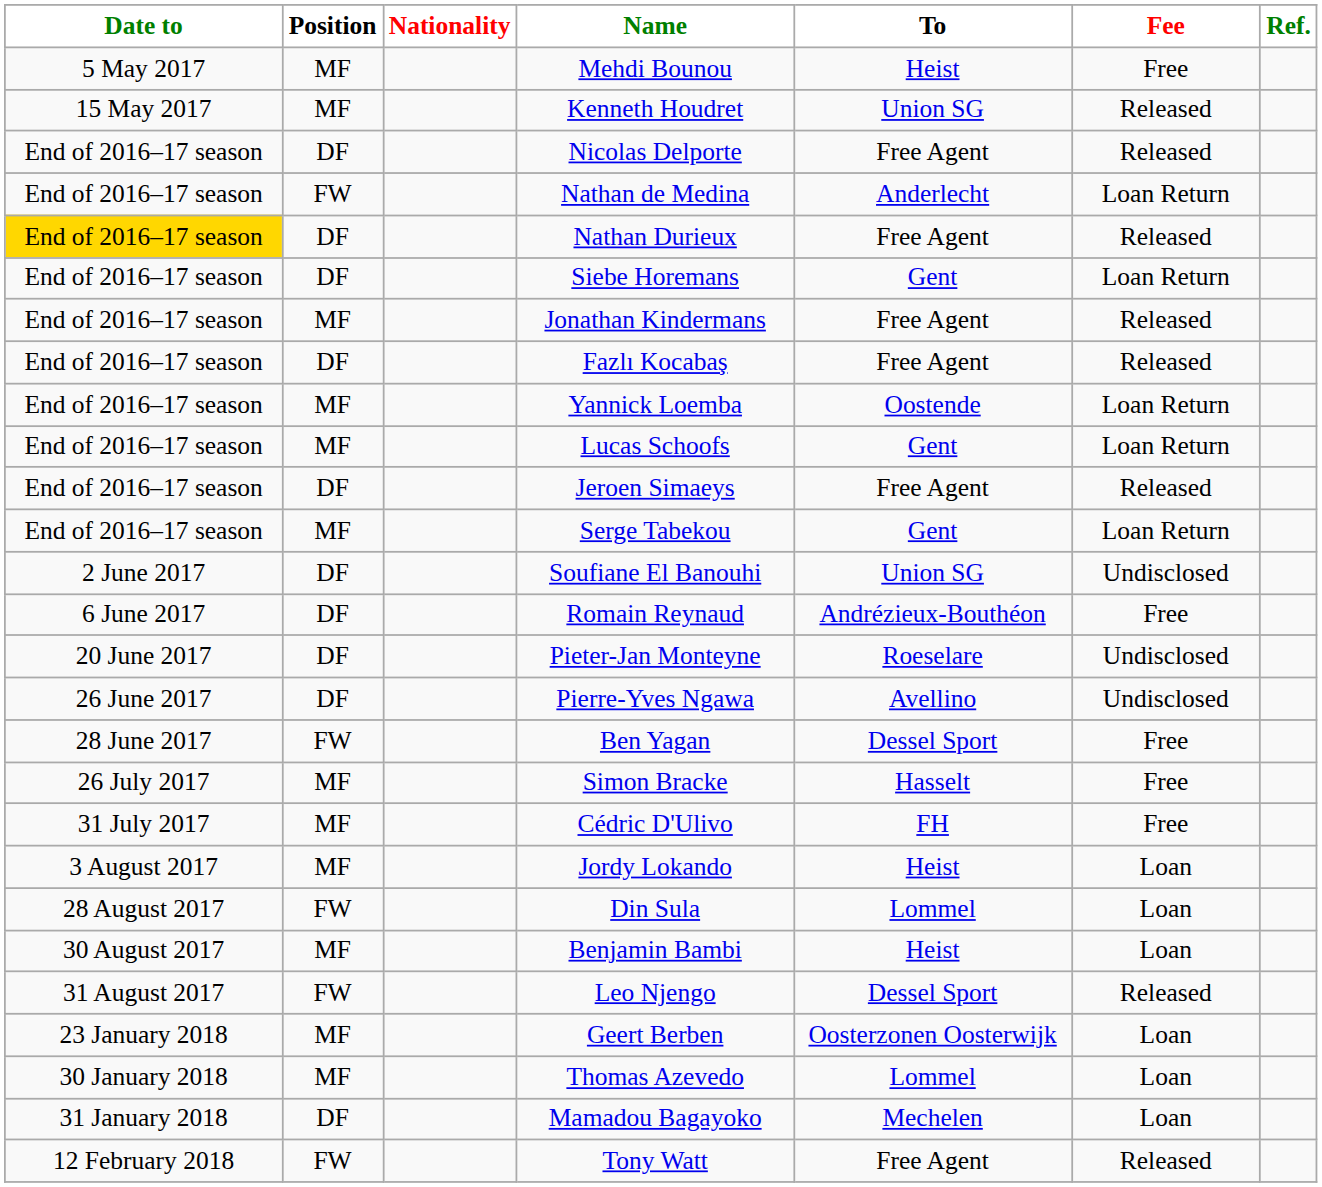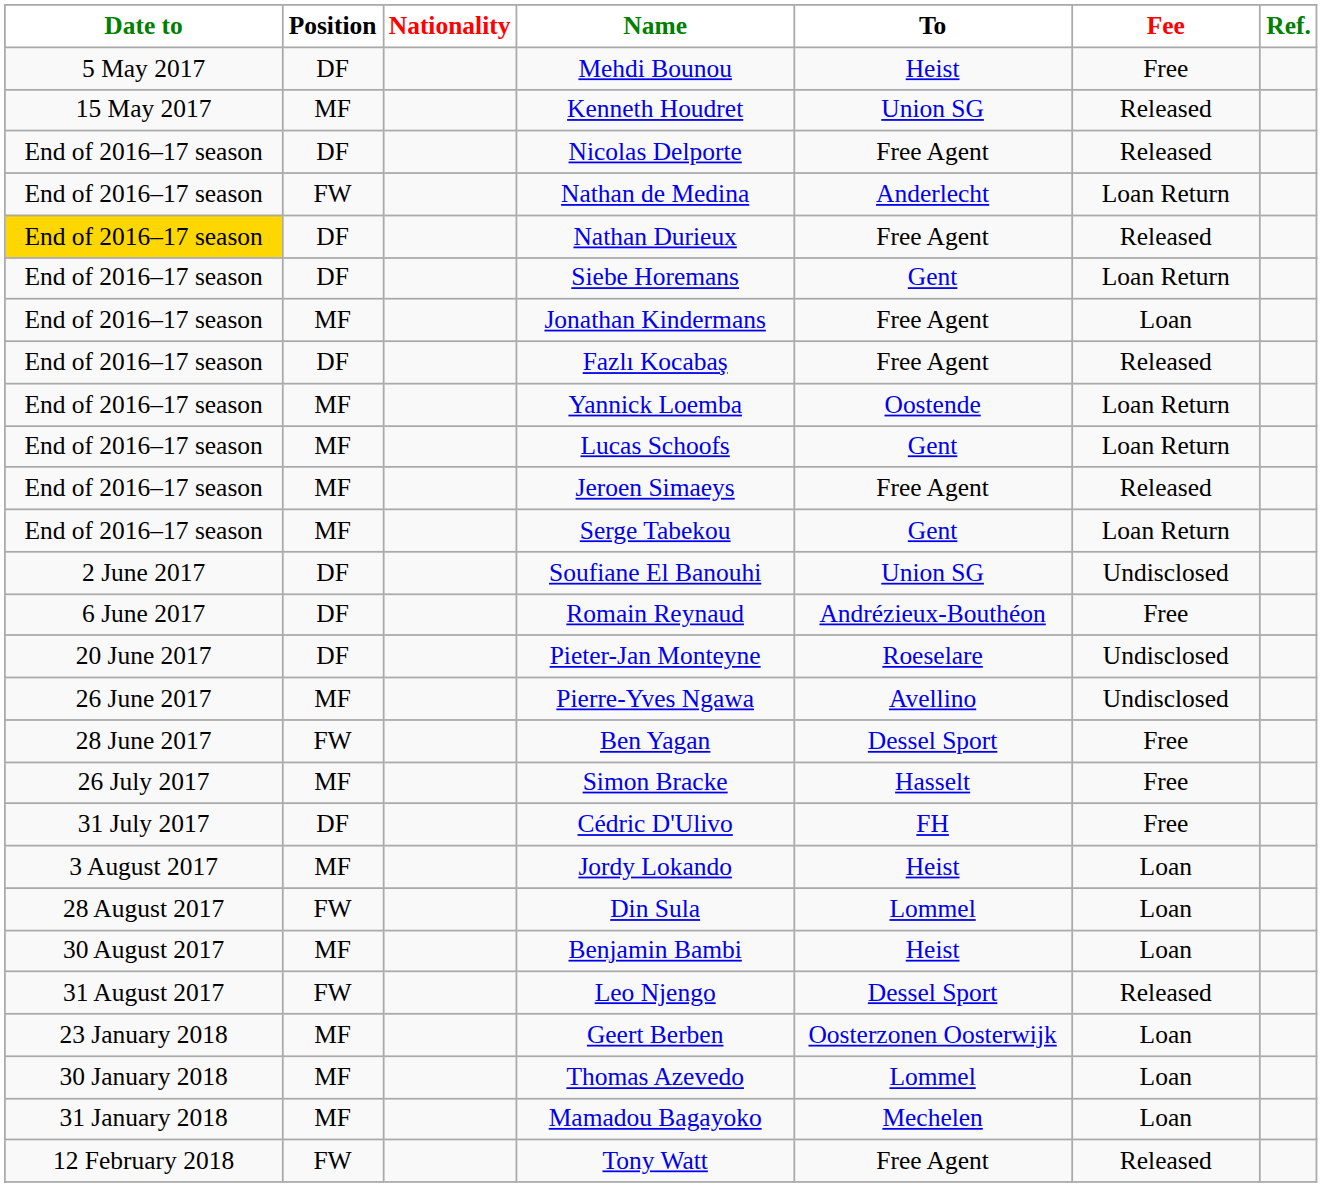(333, 67) MF -> (333, 67) DF
(1166, 320) Released -> (1166, 320) Loan
(333, 488) DF -> (333, 488) MF
(333, 698) DF -> (333, 698) MF
(333, 824) MF -> (333, 824) DF
(333, 1118) DF -> (333, 1118) MF
